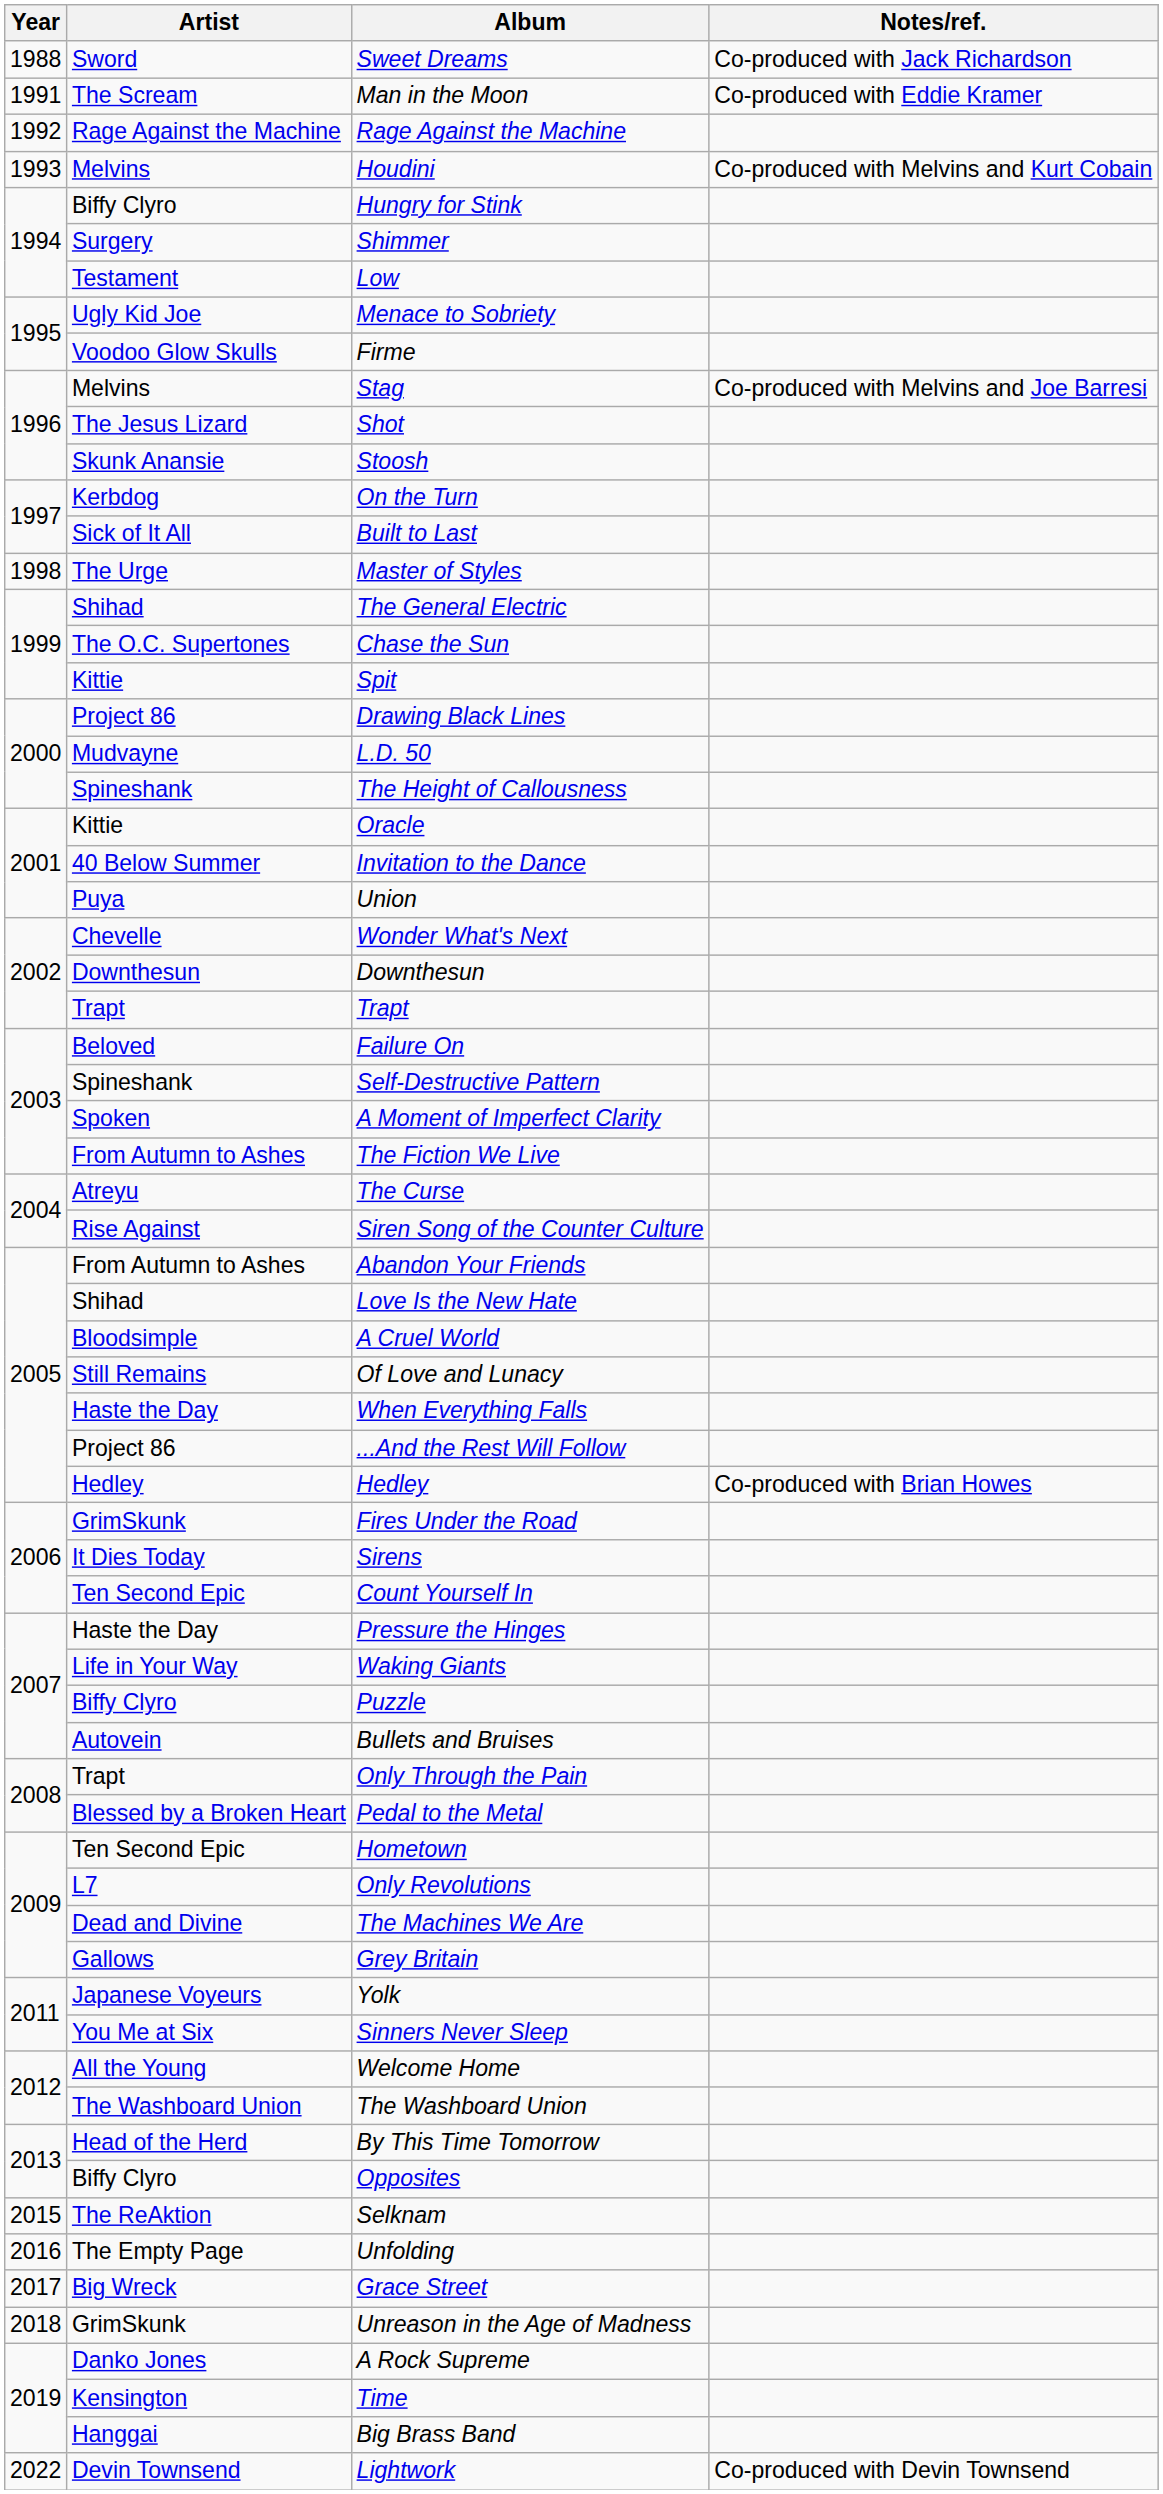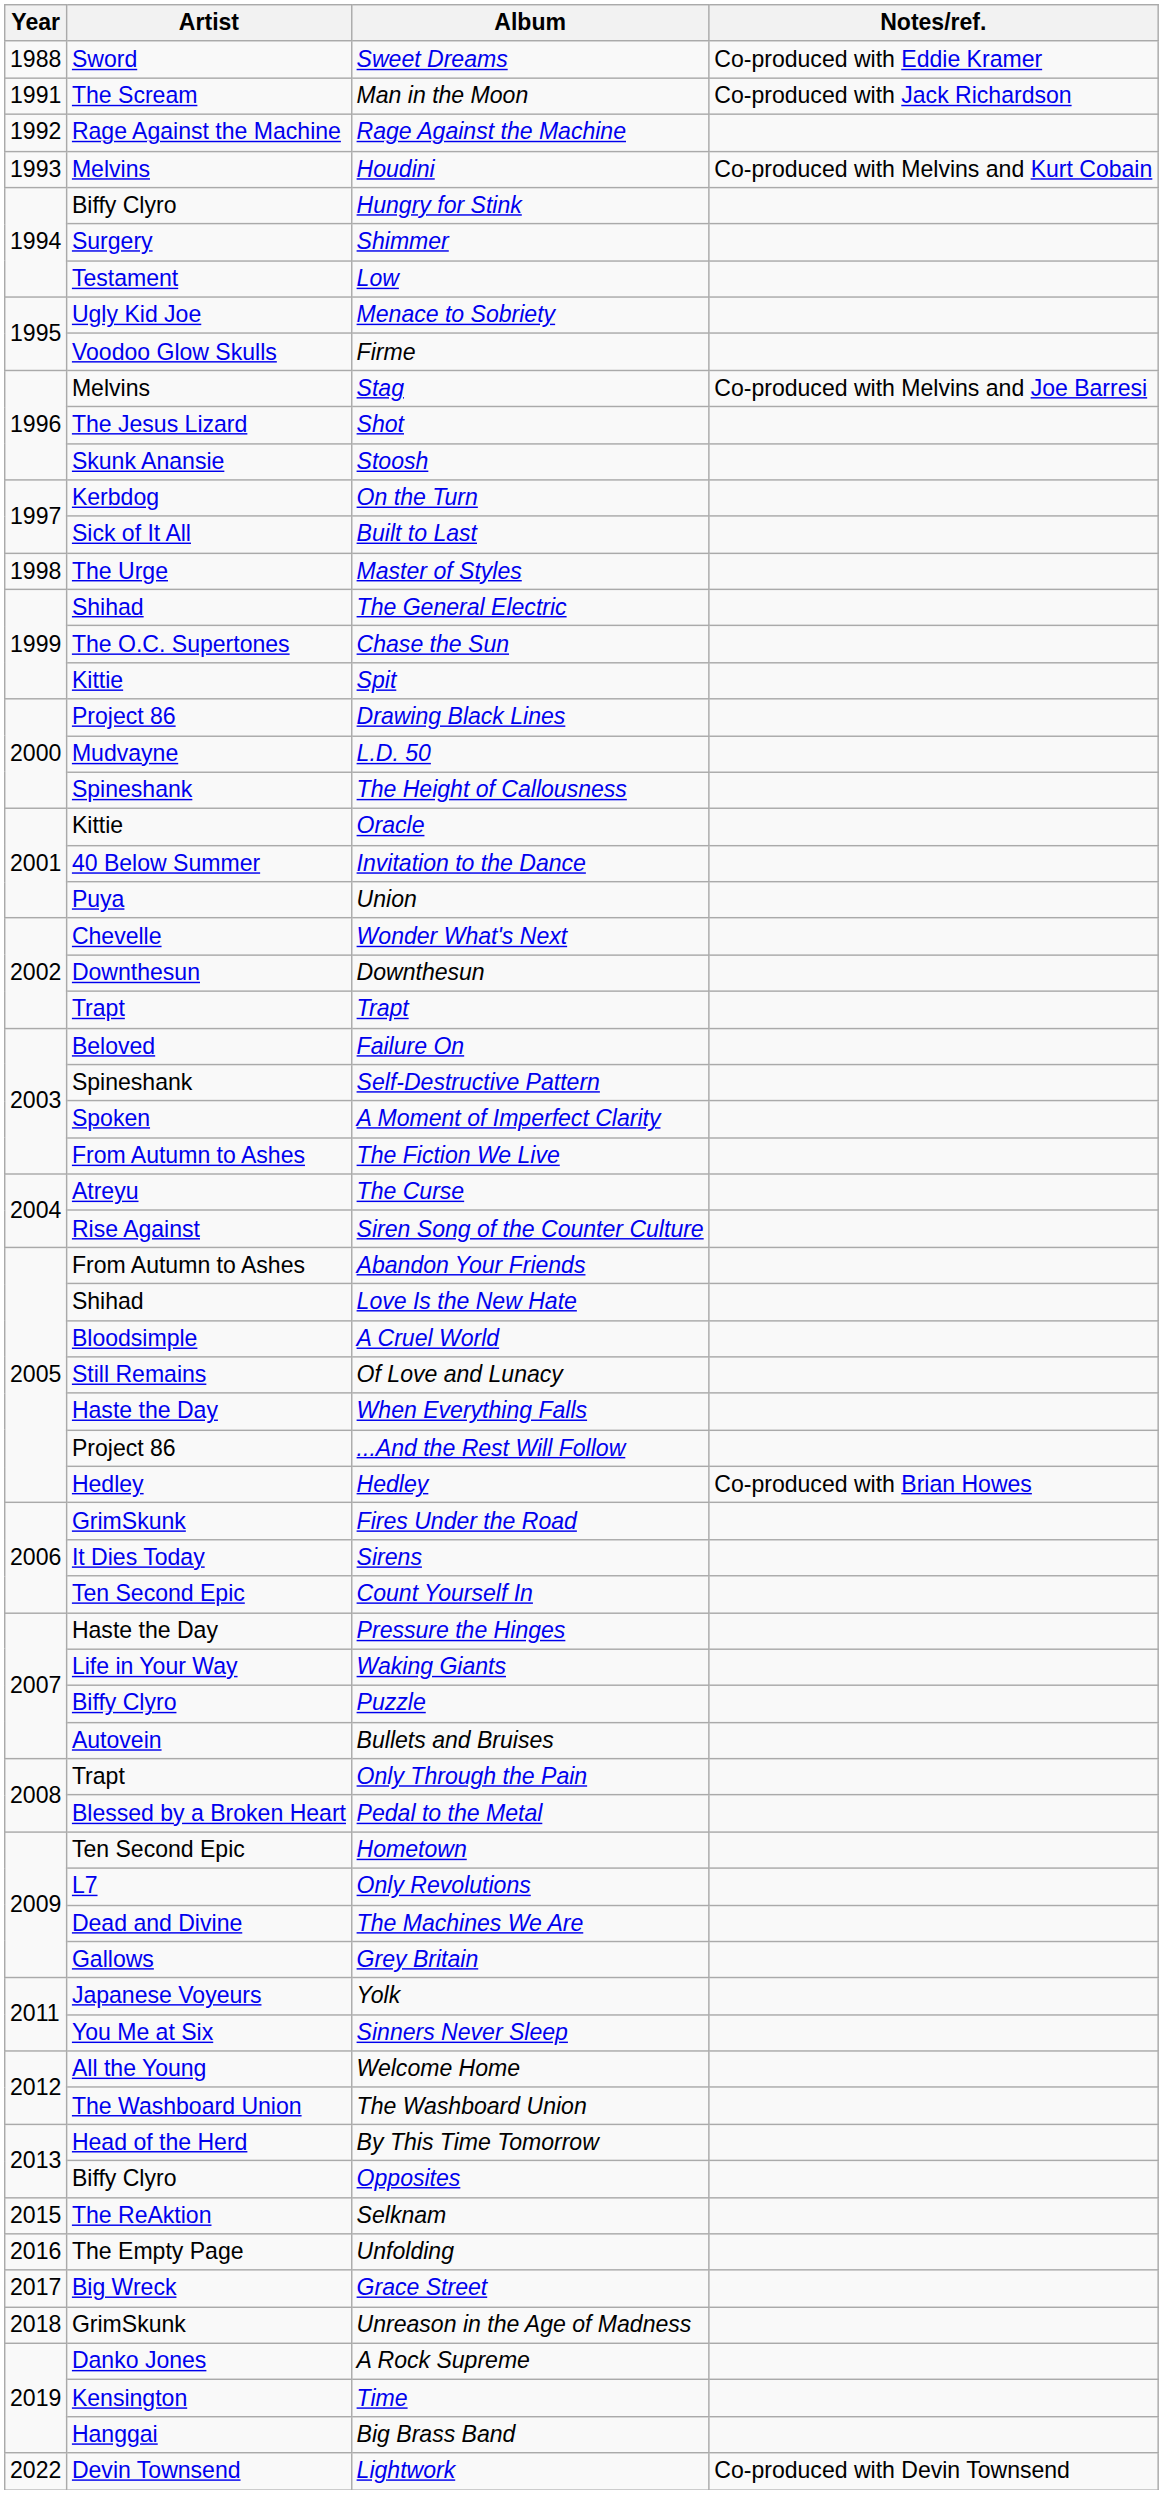(893, 59) Co-produced with Jack Richardson -> (878, 59) Co-produced with Eddie Kramer
(878, 95) Co-produced with Eddie Kramer -> (893, 95) Co-produced with Jack Richardson
